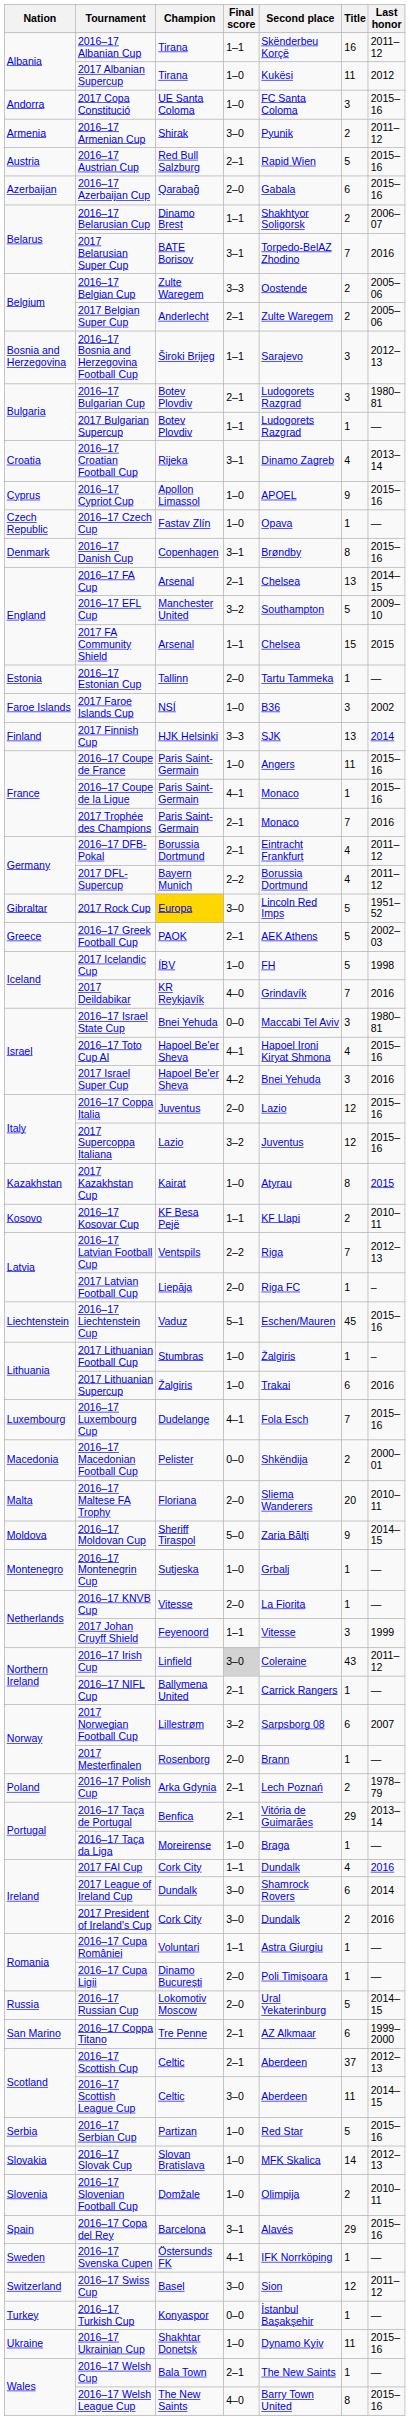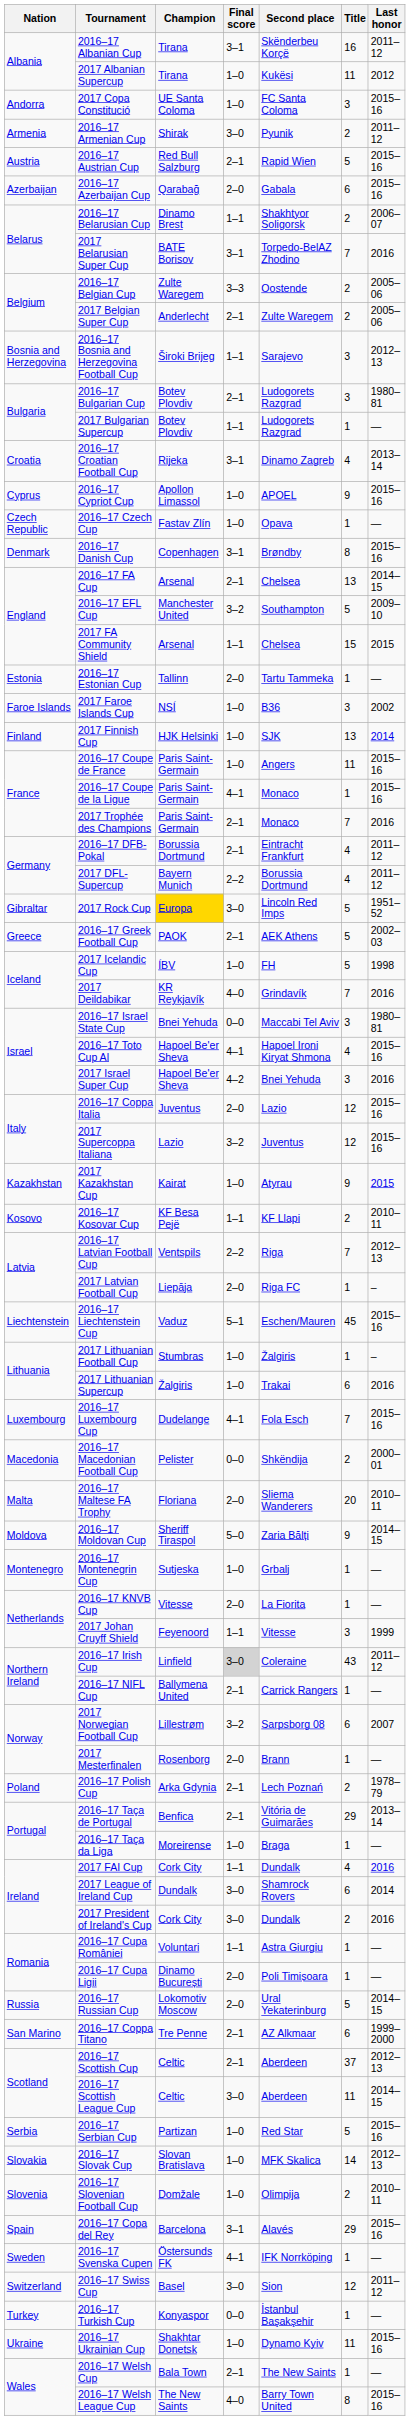(235, 47) 1–1 -> (235, 47) 3–1
(235, 736) 3–3 -> (235, 736) 1–0
(347, 1183) 8 -> (347, 1183) 9
